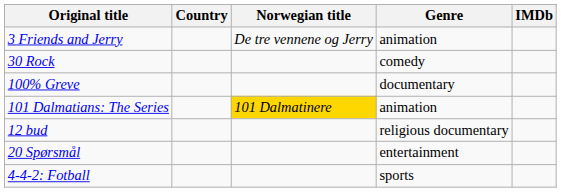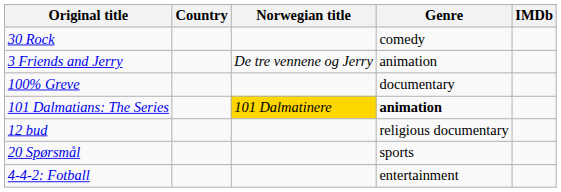rows swapped: (65, 38) <-> (31, 61)
(408, 107) normal -> (411, 107) bold
(419, 152) entertainment -> (397, 152) sports
(397, 175) sports -> (419, 175) entertainment
